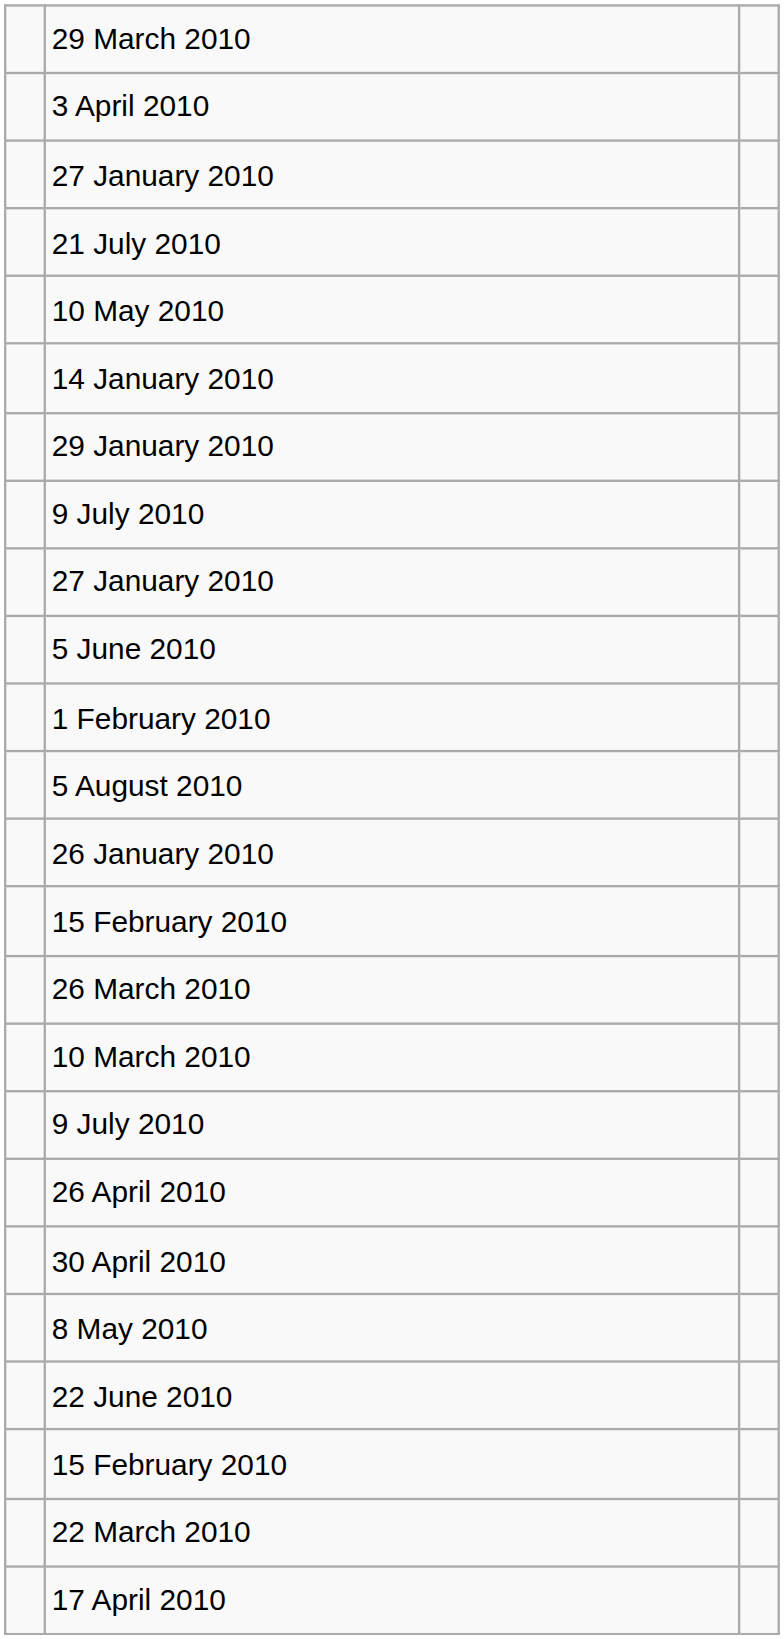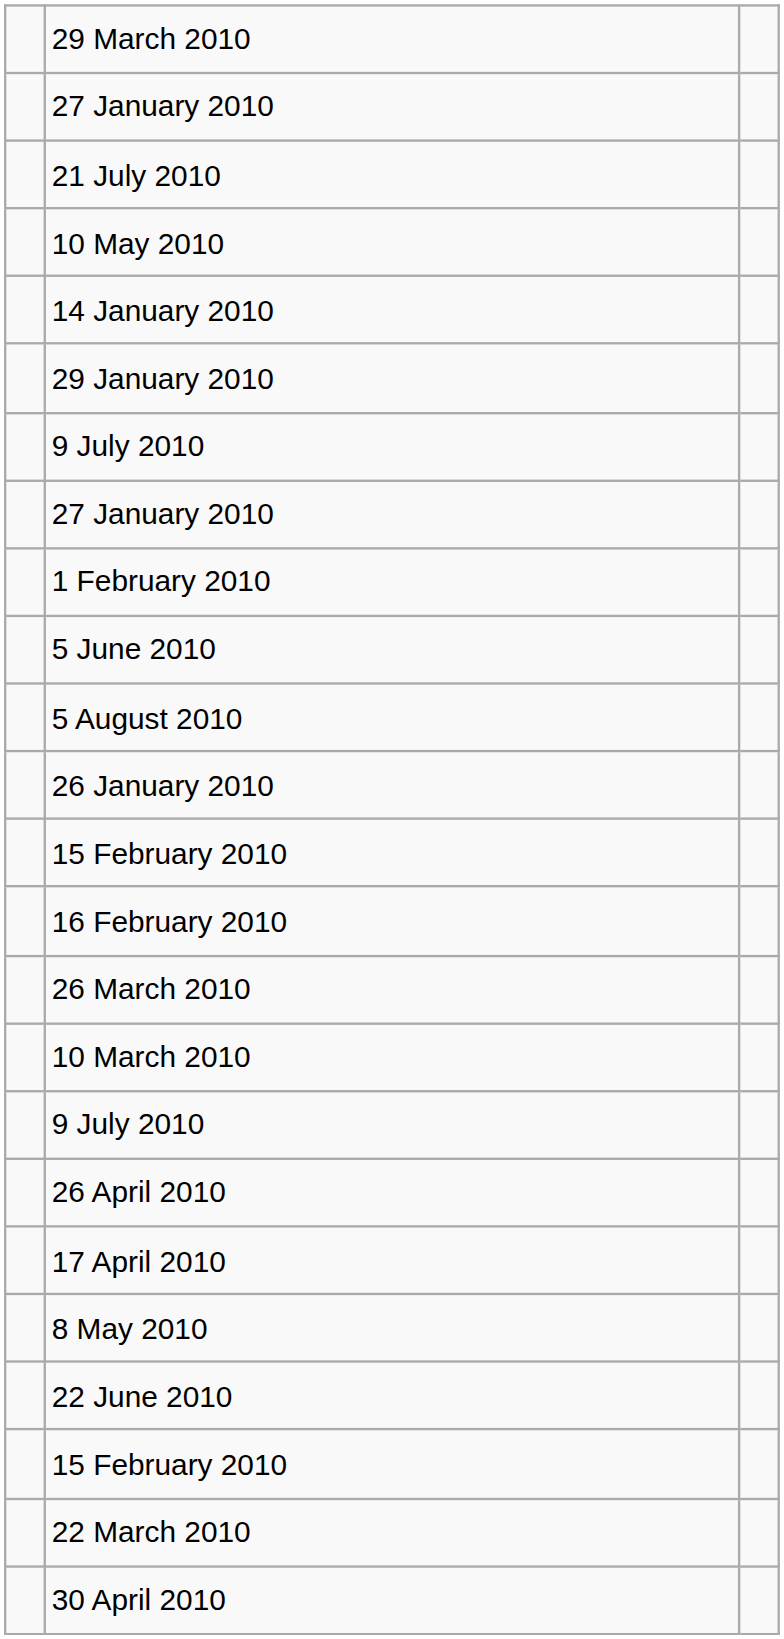- row: (25, 107)
rows swapped: (25, 650) <-> (25, 718)
+ row: (25, 921)
rows swapped: (25, 1260) <-> (25, 1600)
